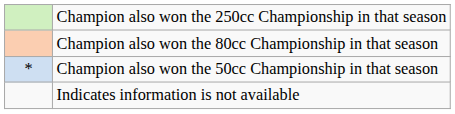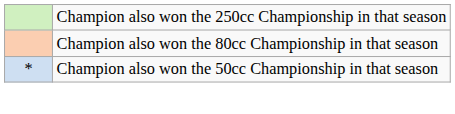- row: (178, 95)
